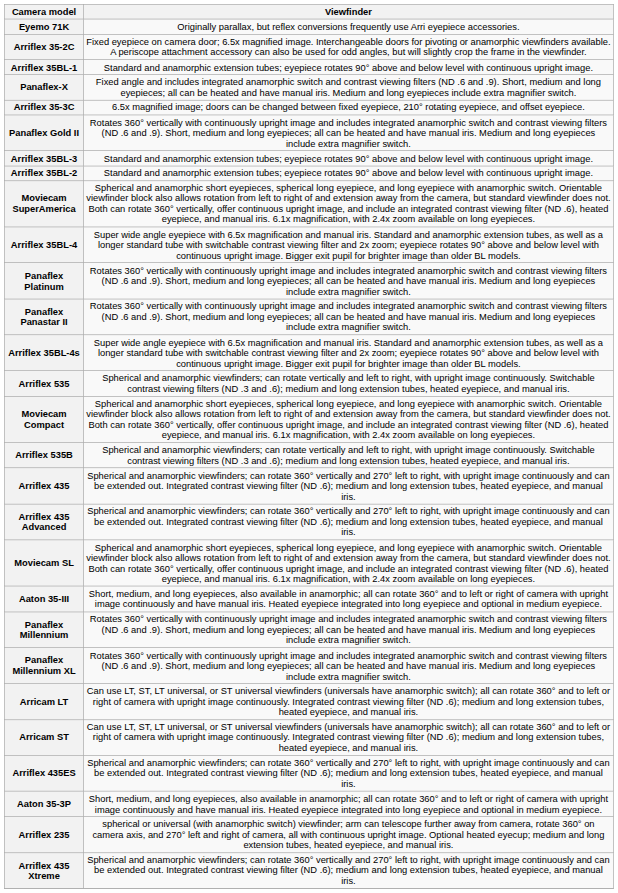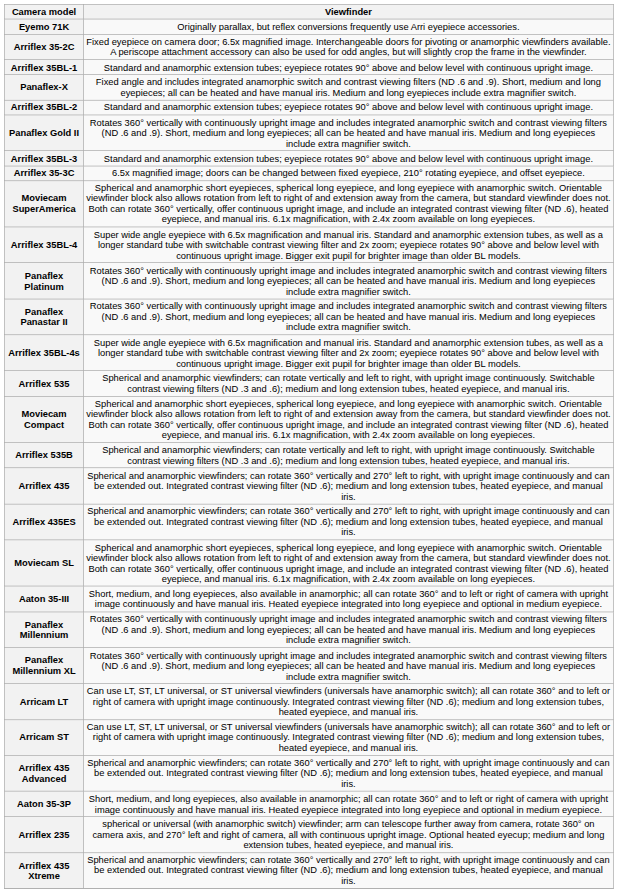rows swapped: (44, 173) <-> (44, 108)
rows swapped: (44, 774) <-> (44, 522)
